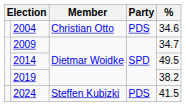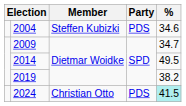(83, 28) Christian Otto -> (85, 28) Steffen Kubizki
(85, 93) Steffen Kubizki -> (83, 93) Christian Otto
(169, 93) no background -> (169, 93) paleturquoise background
